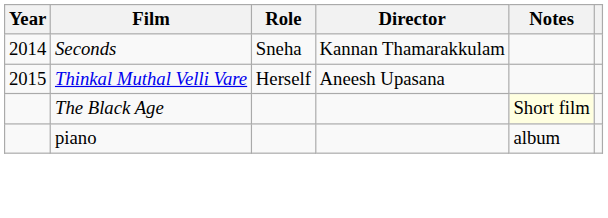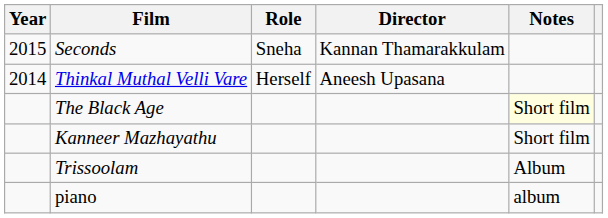(28, 49) 2014 -> (28, 49) 2015
(28, 78) 2015 -> (28, 78) 2014
+ row: (136, 138)
+ row: (97, 167)
